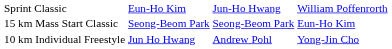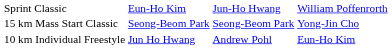(326, 23) Eun-Ho Kim -> (328, 23) Yong-Jin Cho
(328, 39) Yong-Jin Cho -> (326, 39) Eun-Ho Kim
